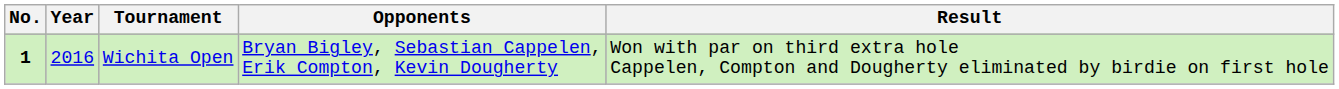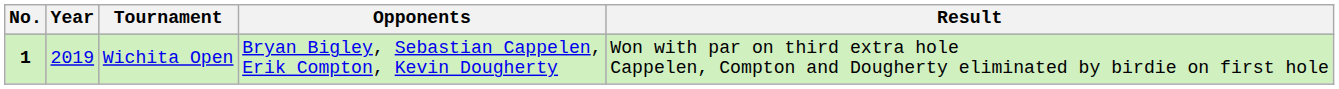(72, 59) 2016 -> (72, 59) 2019
